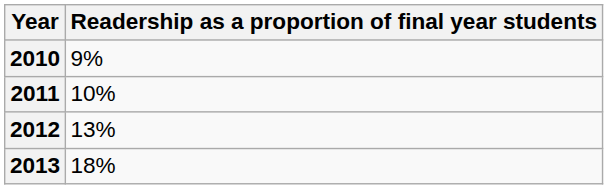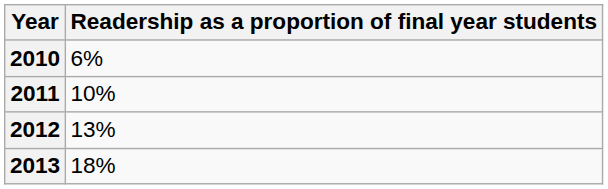(87, 58) 9% -> (87, 58) 6%
